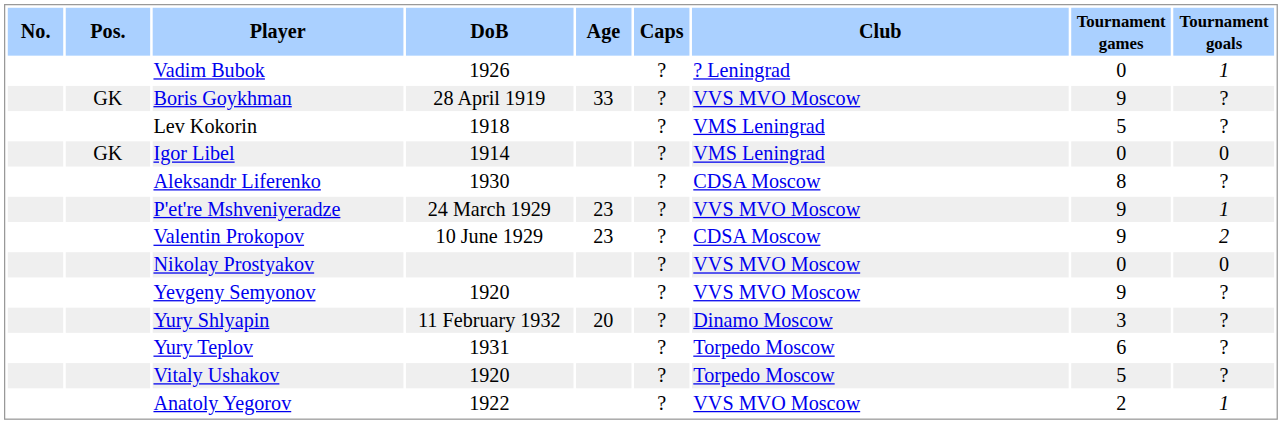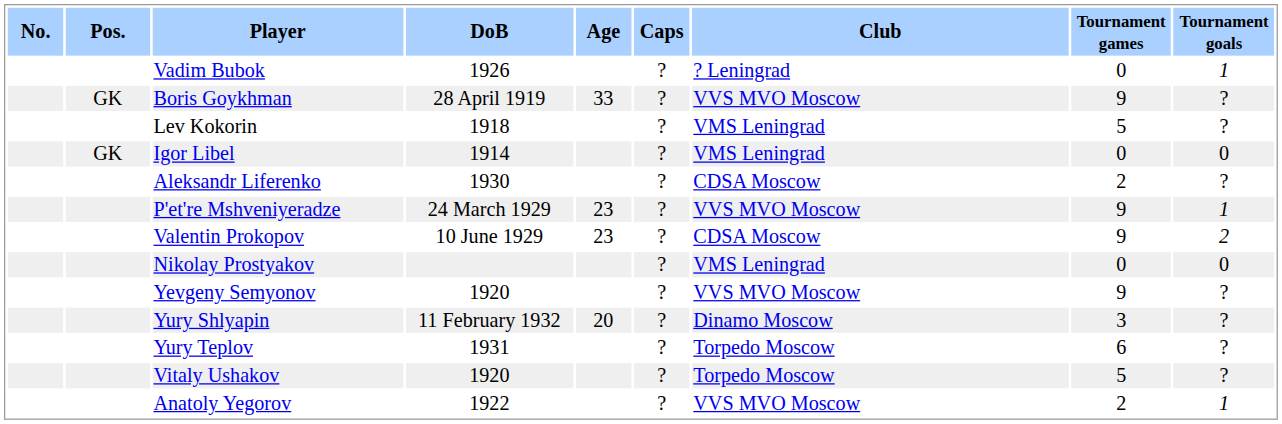(1121, 181) 8 -> (1121, 181) 2
(777, 264) VVS MVO Moscow -> (759, 264) VMS Leningrad
